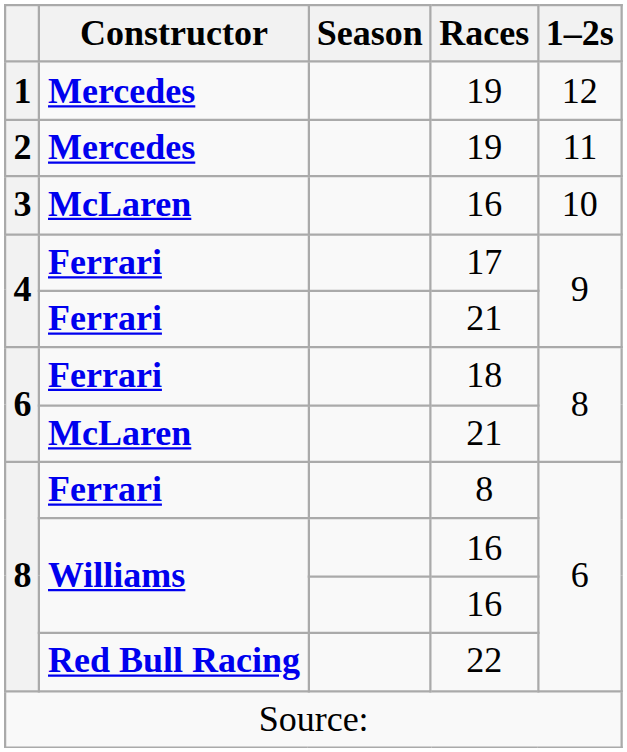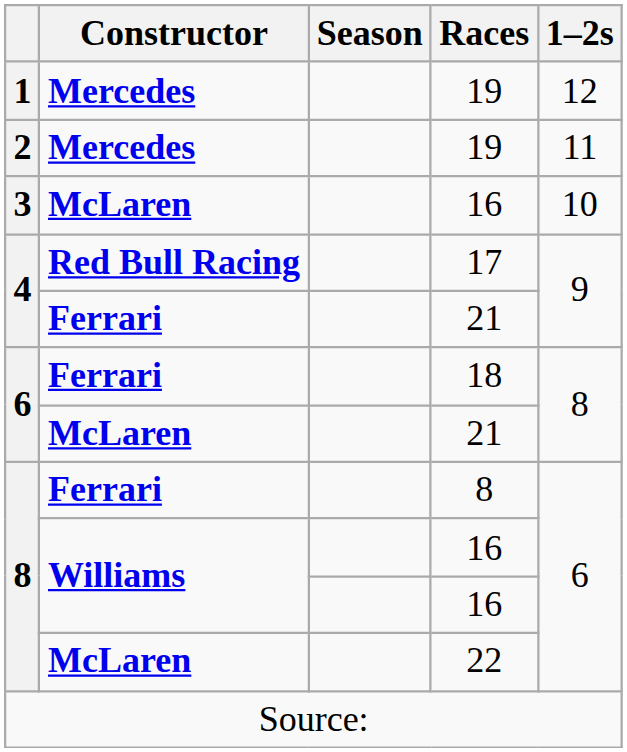(105, 261) Ferrari -> (174, 261) Red Bull Racing
(174, 661) Red Bull Racing -> (120, 661) McLaren
